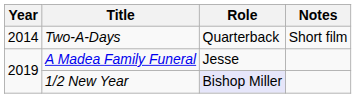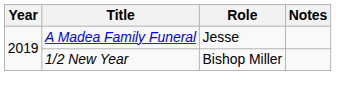- row: (83, 37)
(242, 81) lavender background -> (242, 59) no background
